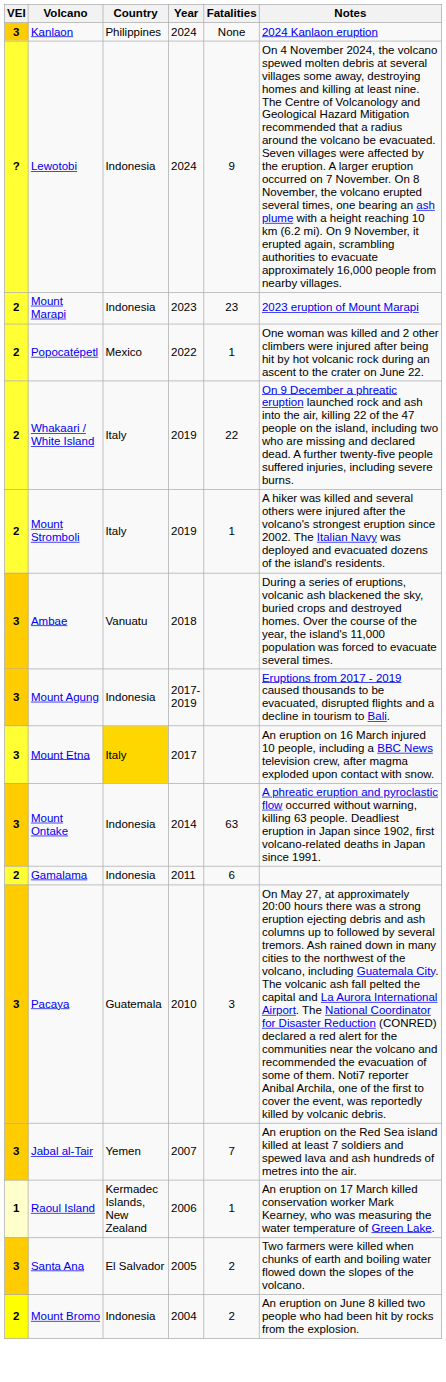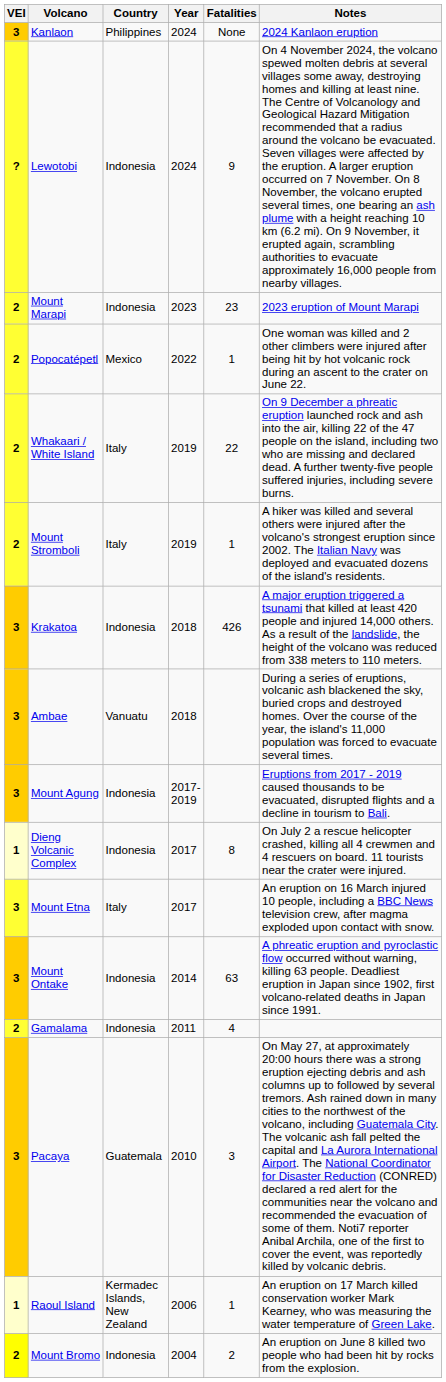+ row: (54, 627)
+ row: (54, 850)
(116, 754) gold background -> (116, 907) no background
(232, 875) 6 -> (232, 1028) 4
- row: (62, 1151)
- row: (57, 1266)
